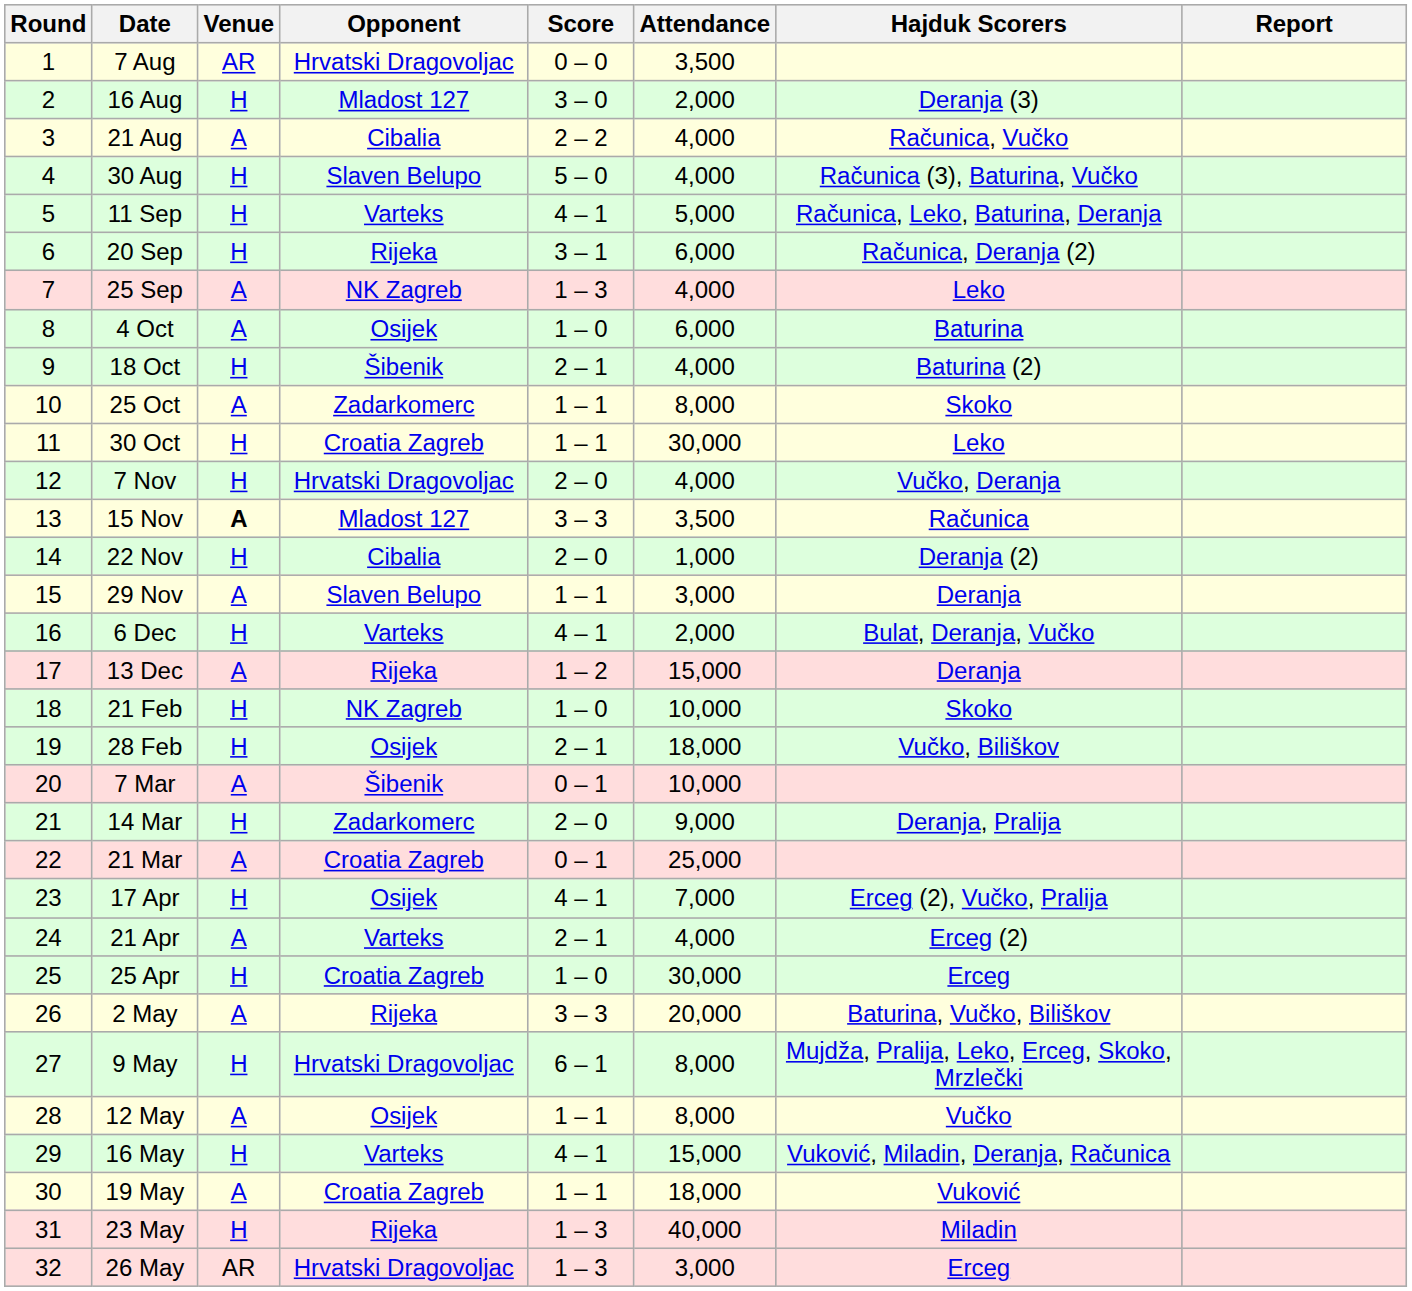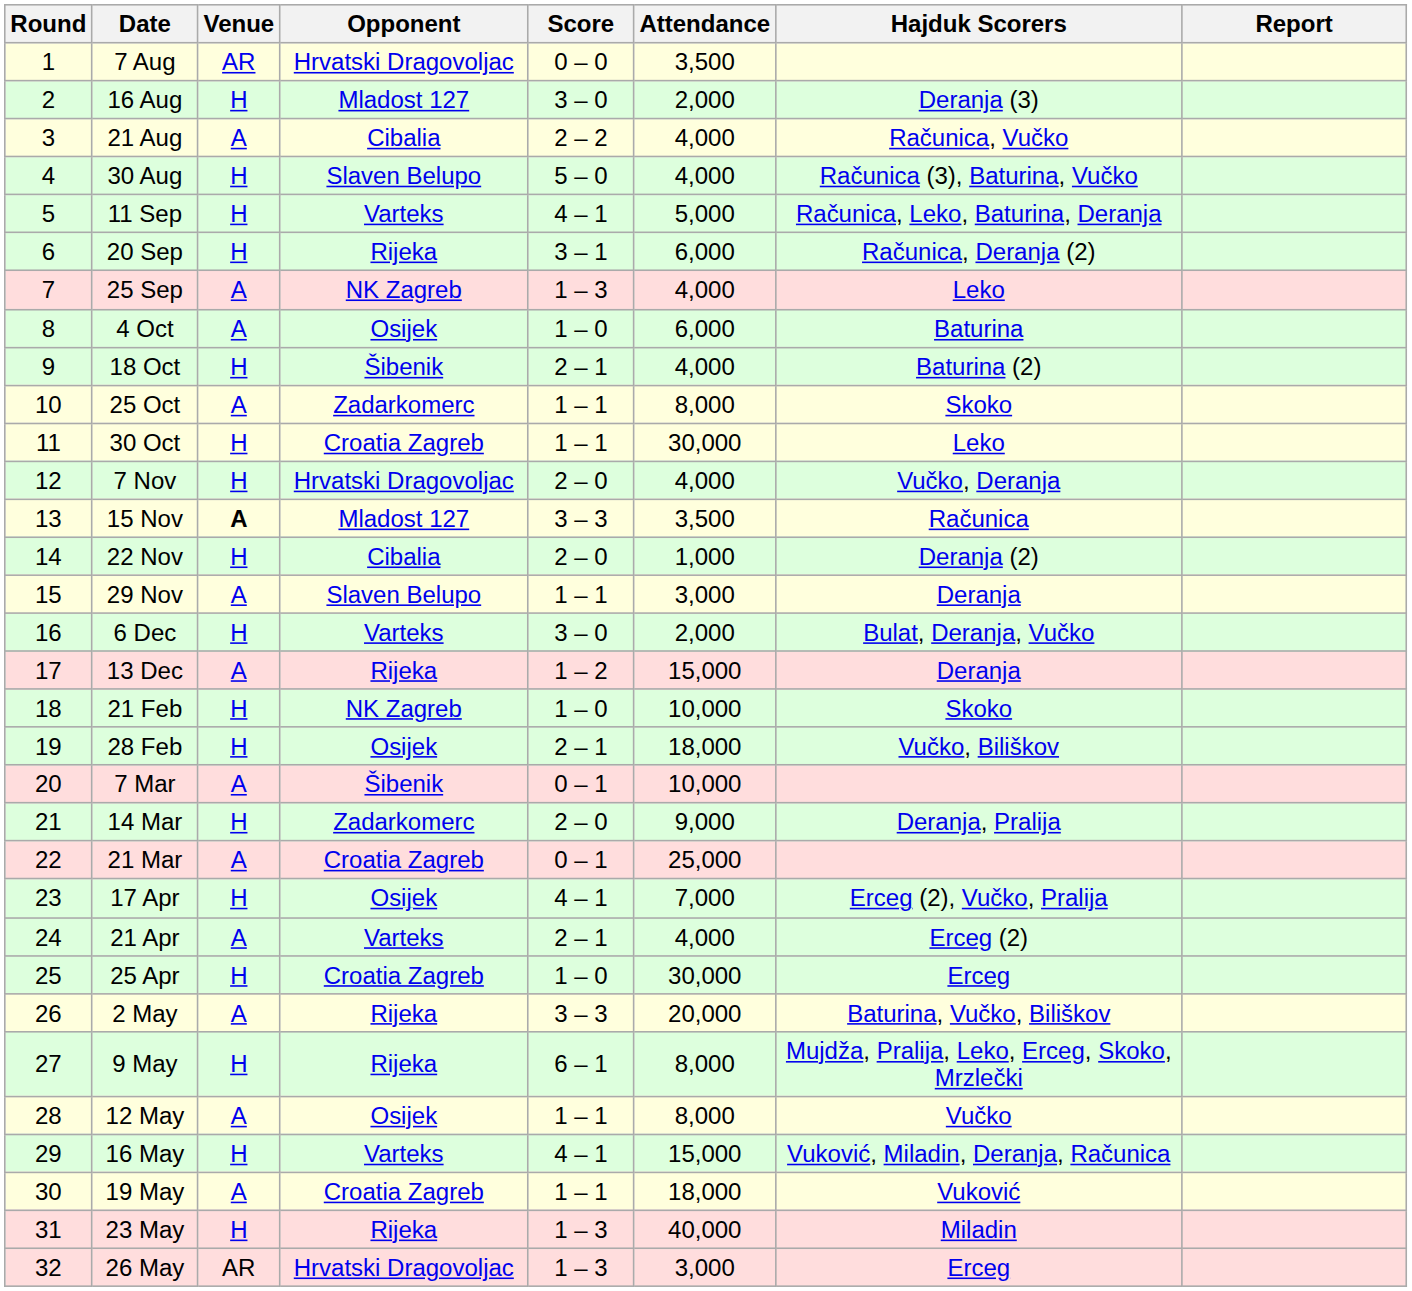(581, 632) 4 – 1 -> (581, 632) 3 – 0
(404, 1064) Hrvatski Dragovoljac -> (404, 1064) Rijeka
